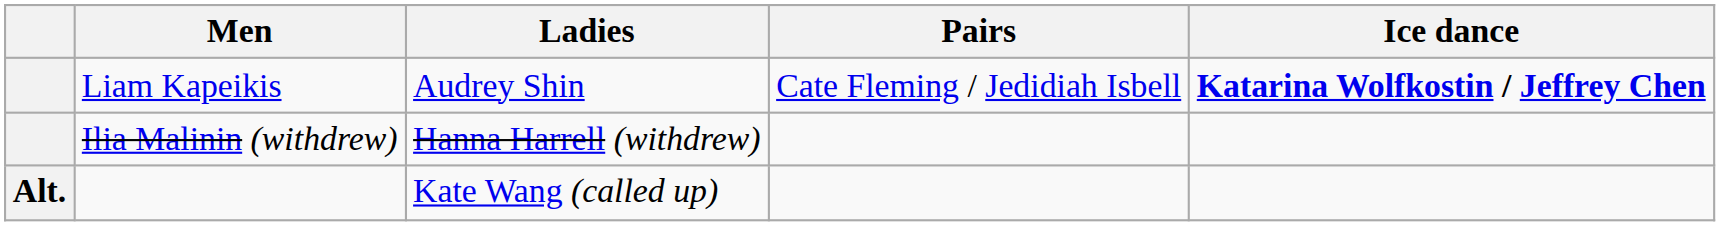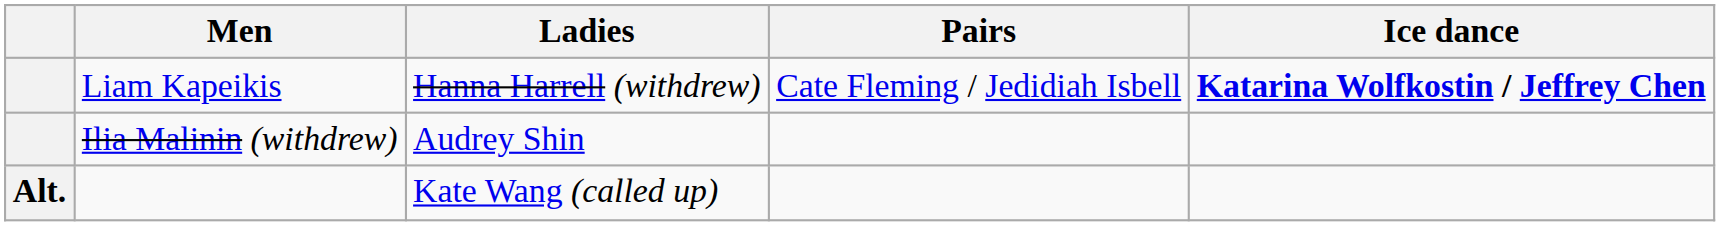(499, 84) Audrey Shin -> (587, 84) Hanna Harrell (withdrew)
(587, 138) Hanna Harrell (withdrew) -> (499, 138) Audrey Shin
